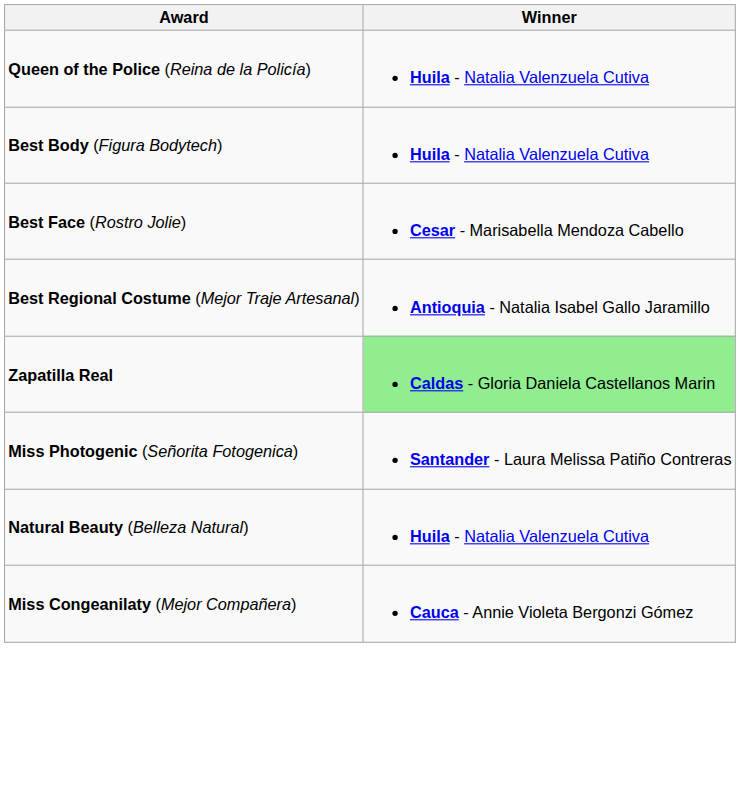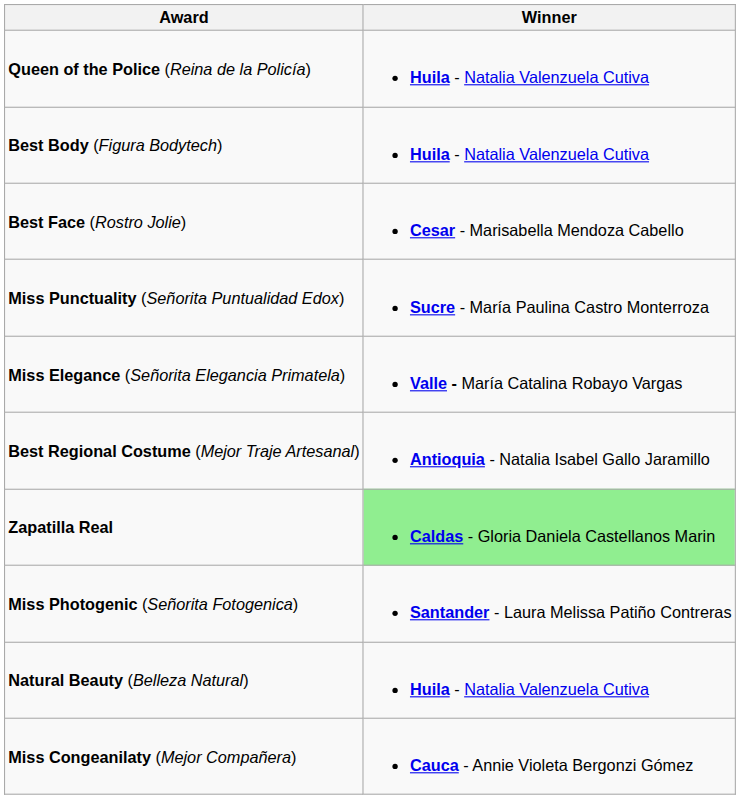+ row: (176, 298)
+ row: (177, 374)
